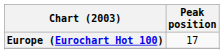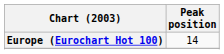(192, 40) 17 -> (192, 40) 14
